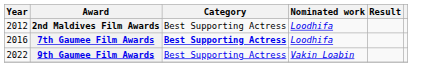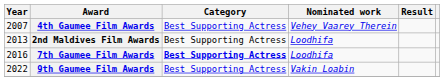+ row: (96, 26)
(17, 26) 2012 -> (17, 40) 2013
